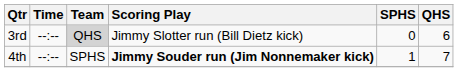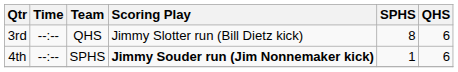(87, 35) lightgrey background -> (87, 35) no background
(412, 35) 0 -> (412, 35) 8
(446, 56) 7 -> (446, 56) 6
